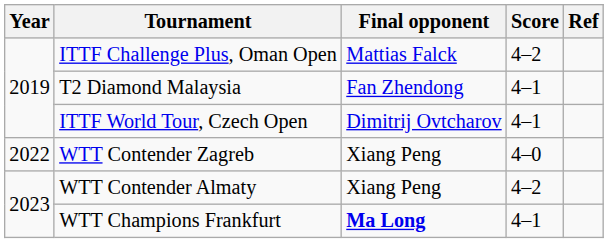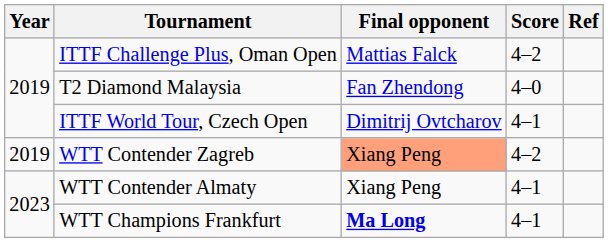(526, 88) 4–1 -> (526, 88) 4–0
(30, 154) 2022 -> (30, 154) 2019
(394, 154) no background -> (394, 154) lightsalmon background
(526, 154) 4–0 -> (526, 154) 4–2
(526, 188) 4–2 -> (526, 188) 4–1
